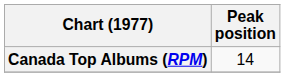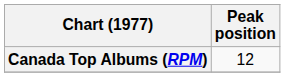(245, 59) 14 -> (245, 59) 12
